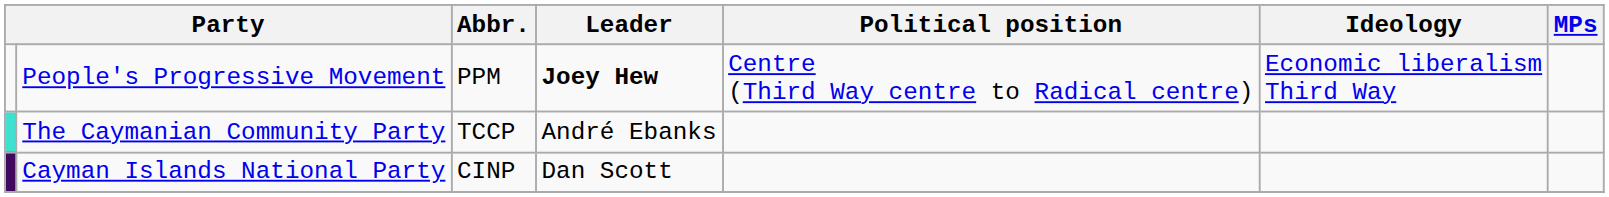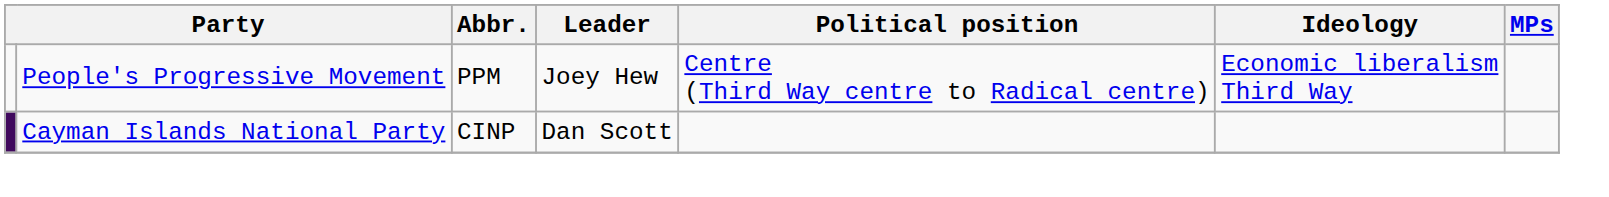(600, 78) bold -> (600, 78) normal
- row: (234, 132)
